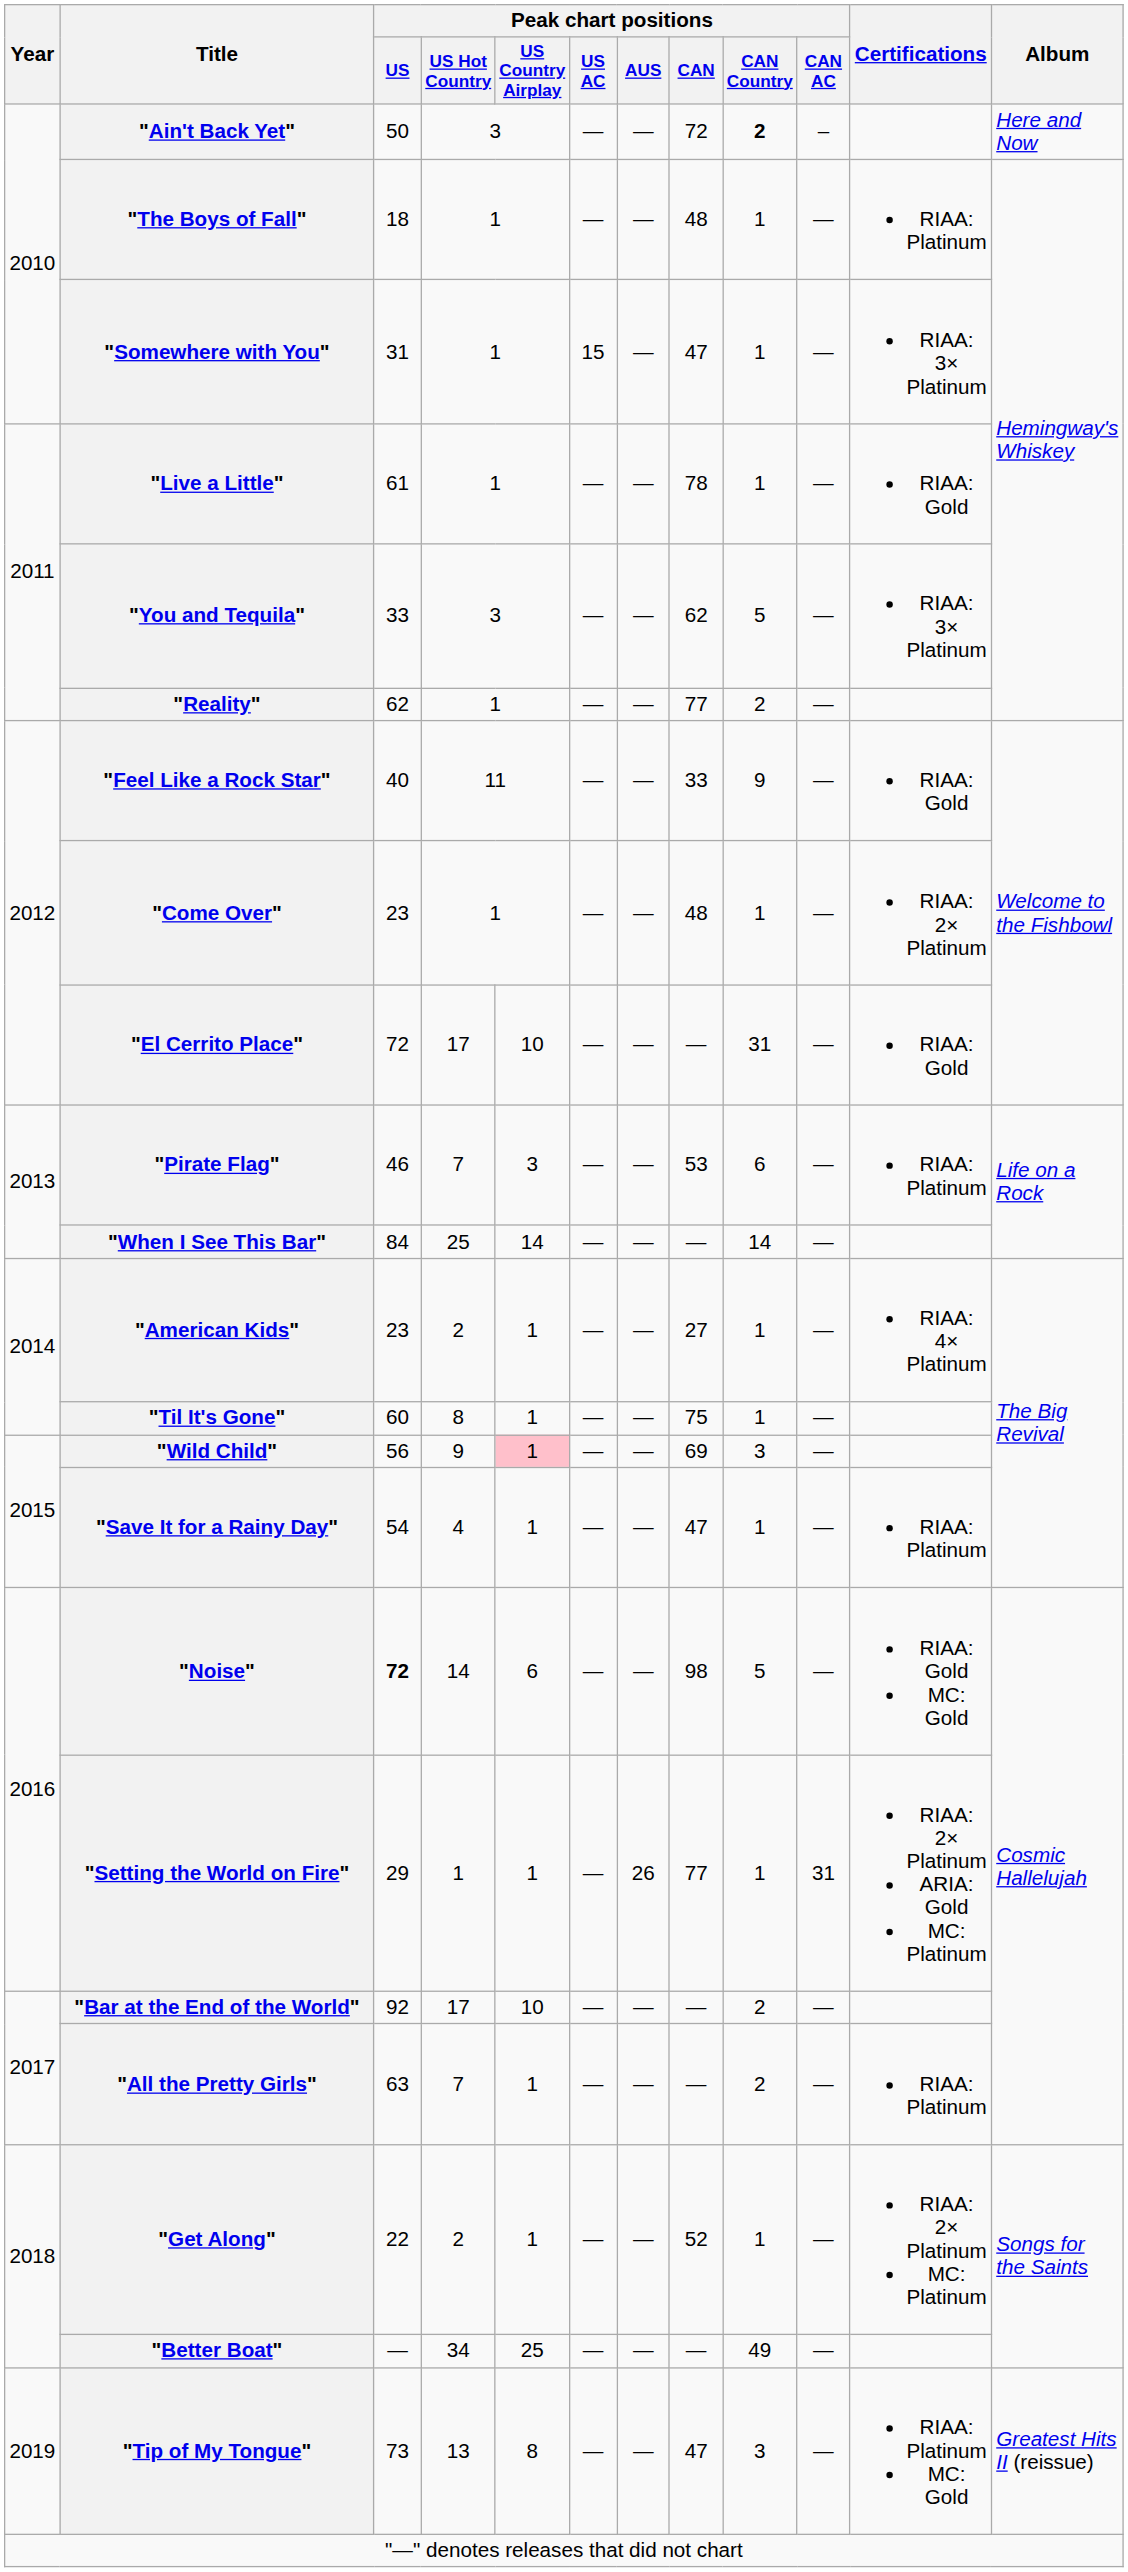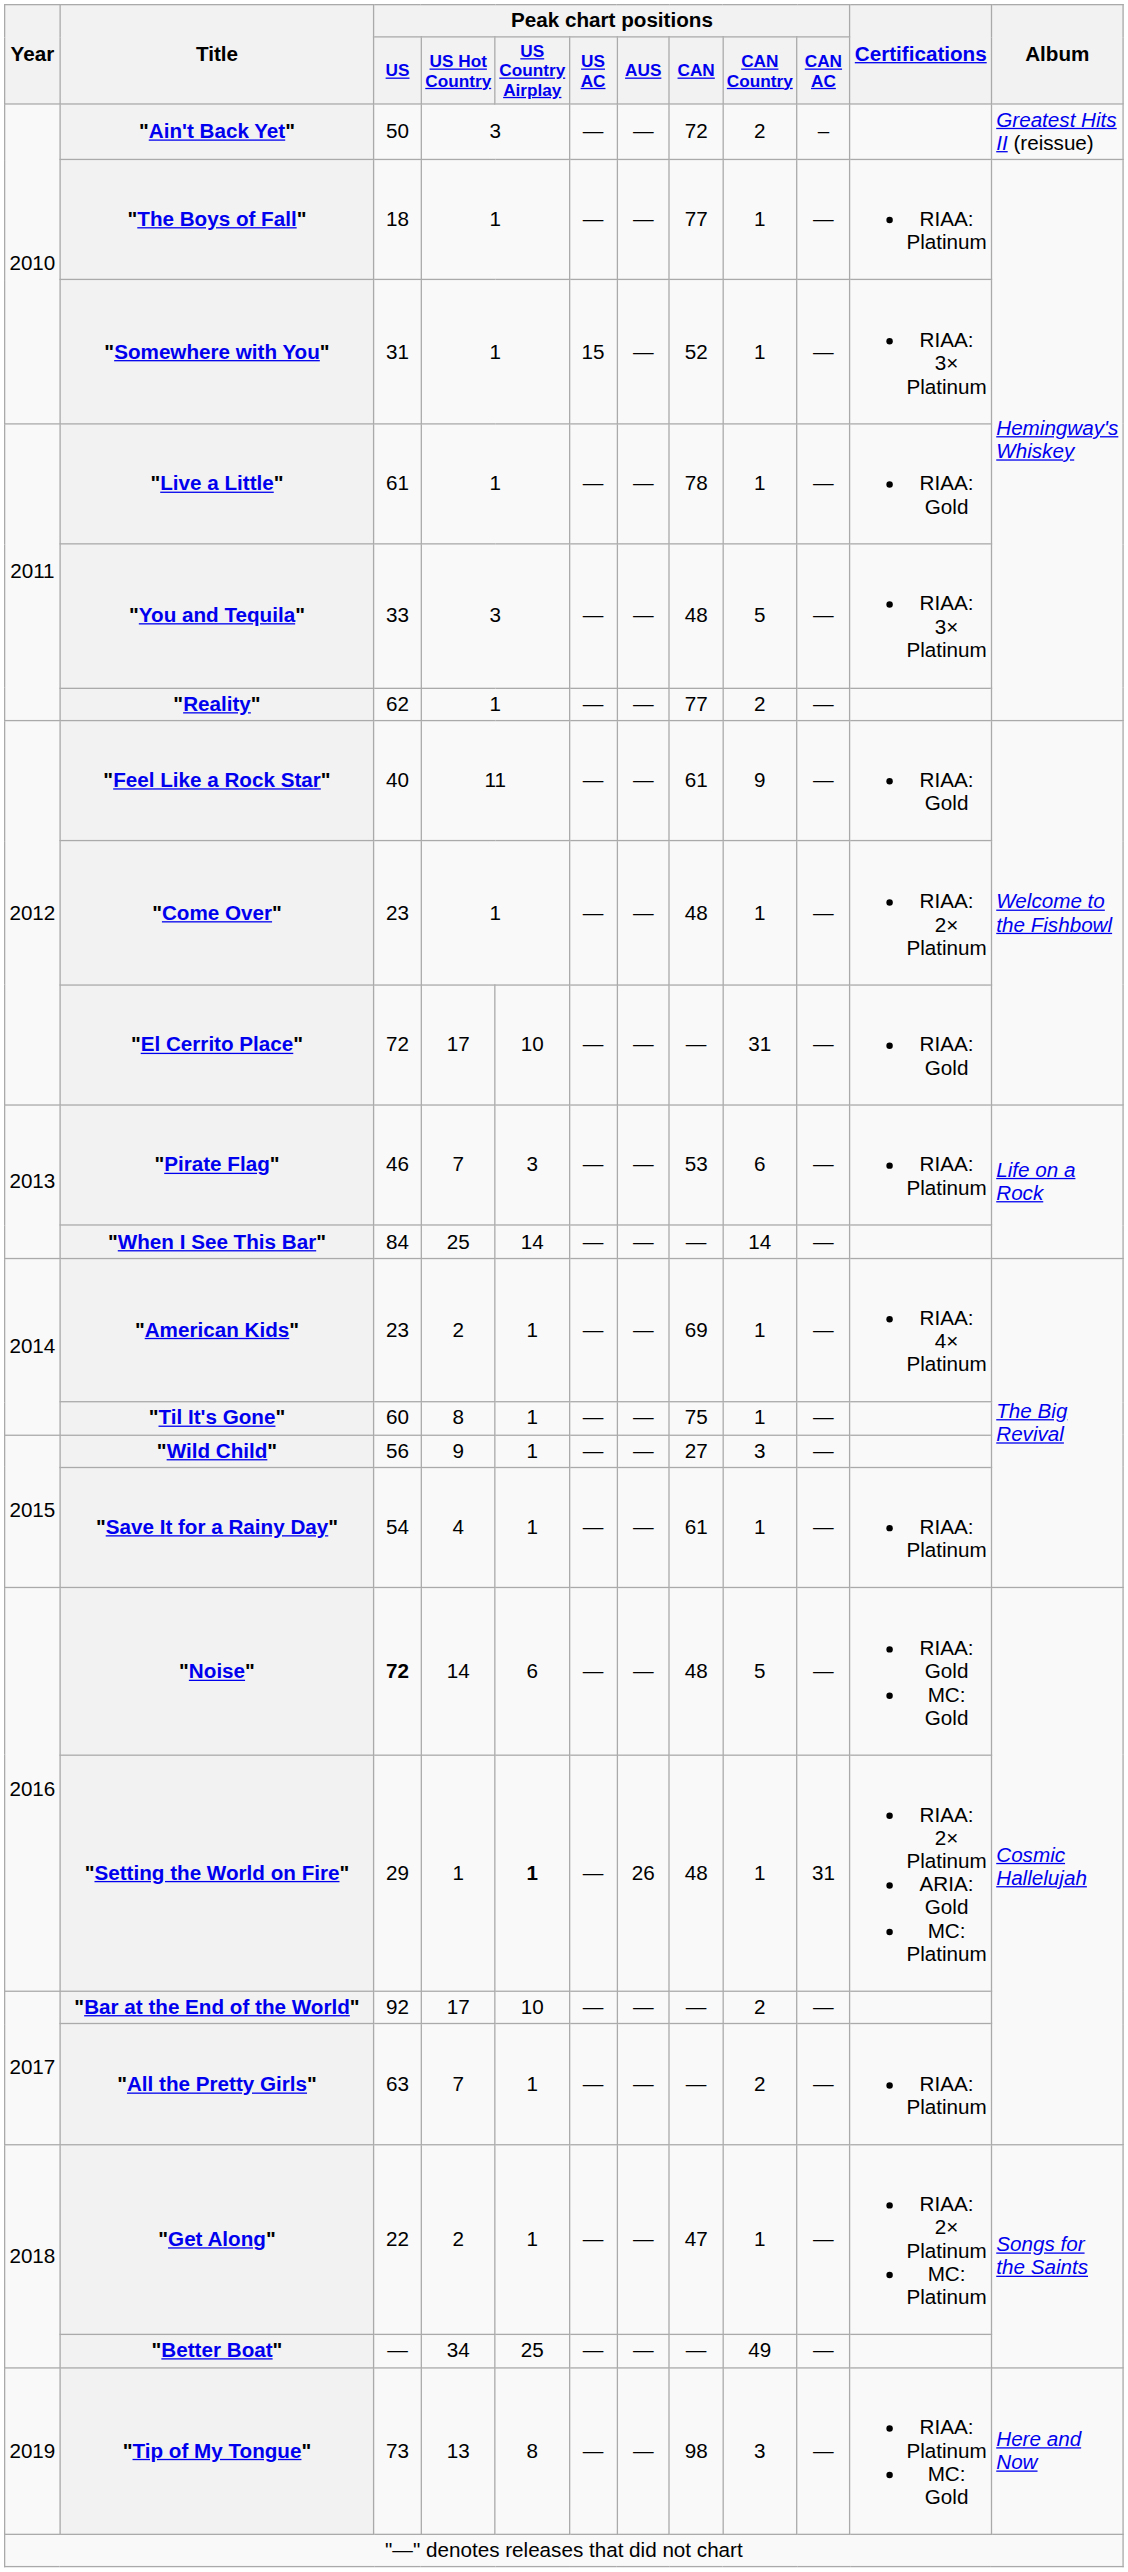(760, 131) bold -> (760, 131) normal
(1039, 131) Here and Now -> (1056, 131) Greatest Hits II (reissue)
(696, 219) 48 -> (696, 219) 77
(696, 351) 47 -> (696, 351) 52
(696, 615) 62 -> (696, 615) 48
(696, 780) 33 -> (696, 780) 61
(696, 1329) 27 -> (696, 1329) 69
(532, 1450) pink background -> (532, 1450) no background
(696, 1450) 69 -> (696, 1450) 27
(696, 1527) 47 -> (696, 1527) 61
(696, 1671) 98 -> (696, 1671) 48
(532, 1872) normal -> (532, 1872) bold
(696, 1872) 77 -> (696, 1872) 48
(696, 2239) 52 -> (696, 2239) 47
(696, 2450) 47 -> (696, 2450) 98
(1056, 2450) Greatest Hits II (reissue) -> (1039, 2450) Here and Now
